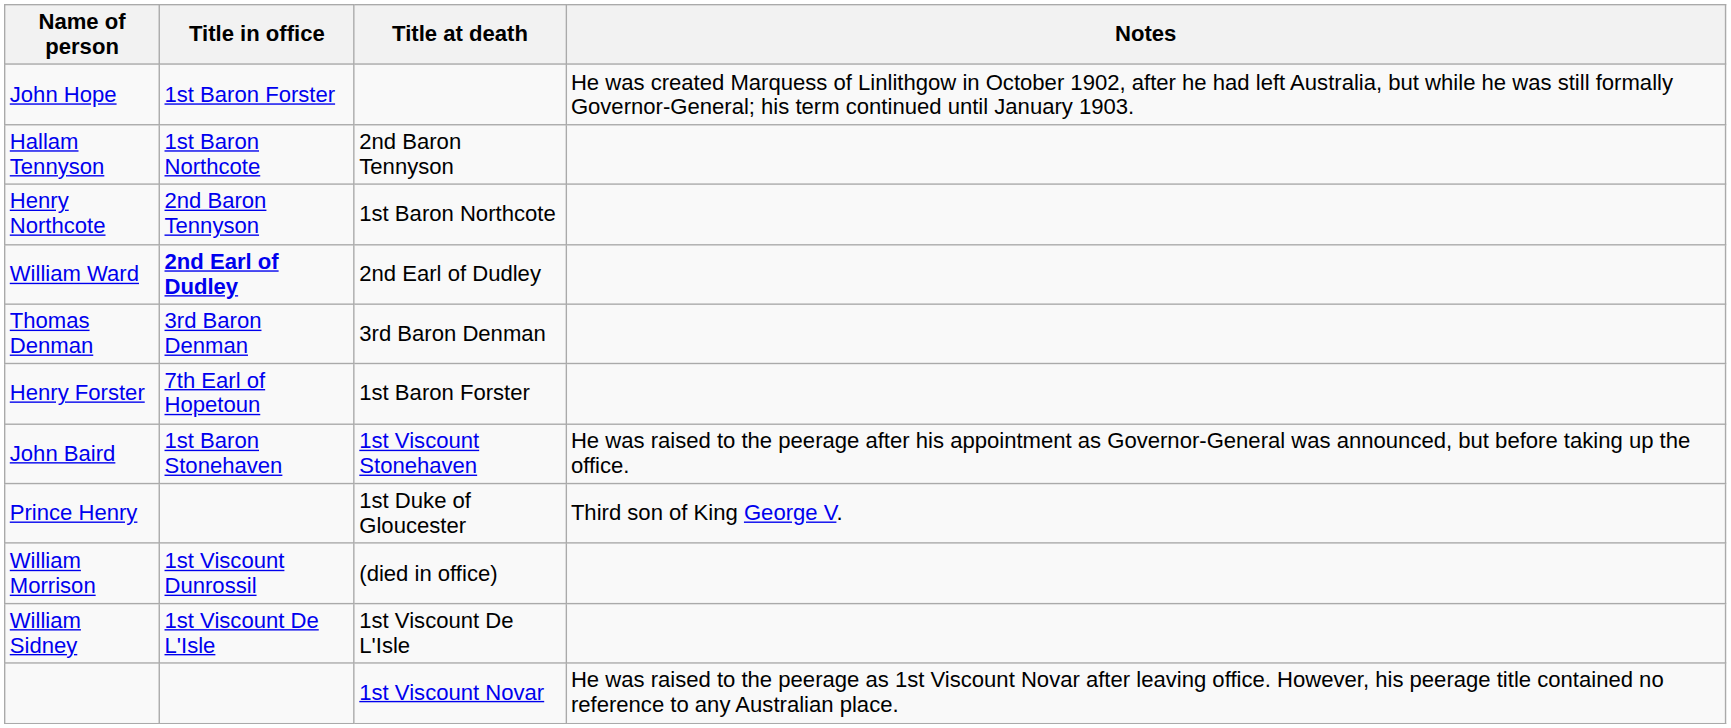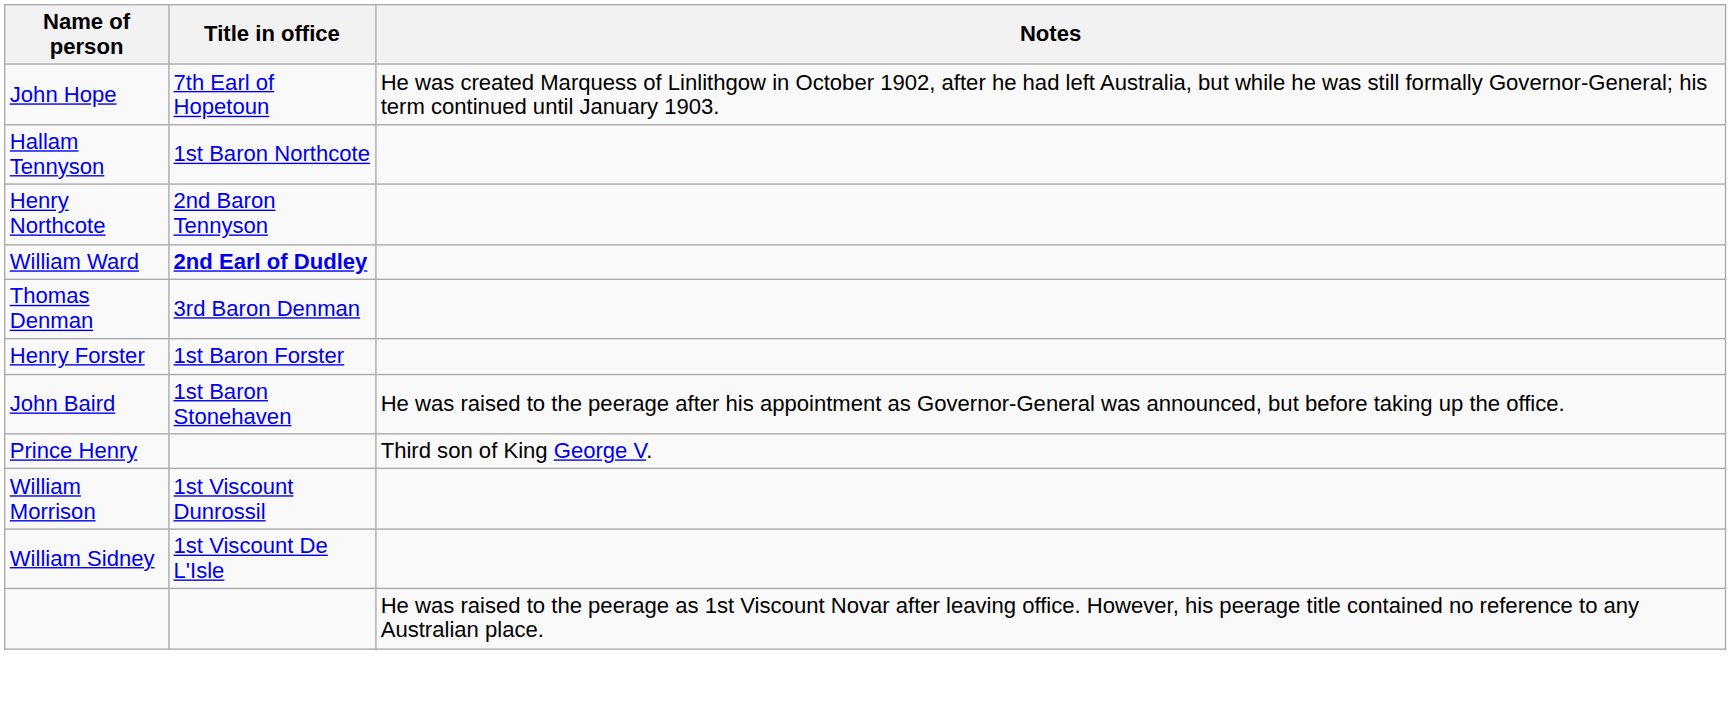- column: (460, 34)
(250, 94) 1st Baron Forster -> (224, 94) 7th Earl of Hopetoun
(215, 393) 7th Earl of Hopetoun -> (259, 356) 1st Baron Forster
